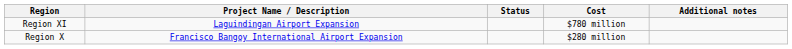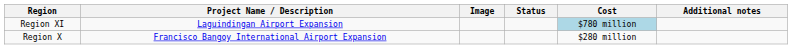+ column: (482, 11)
(596, 24) no background -> (607, 24) lightblue background
